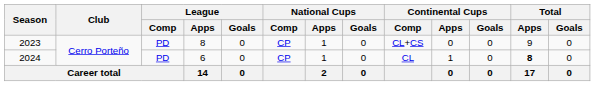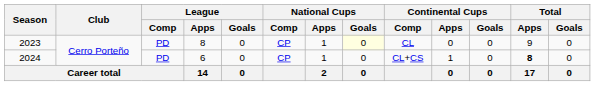(363, 43) no background -> (363, 43) lightyellow background
(408, 43) CL+CS -> (408, 43) CL
(408, 58) CL -> (408, 58) CL+CS
